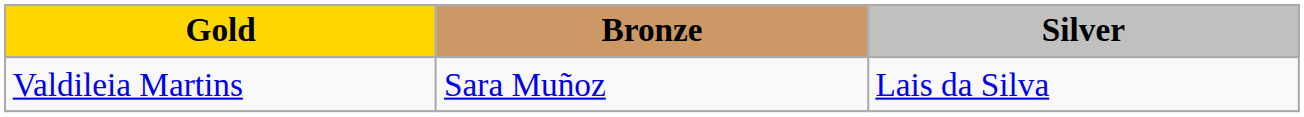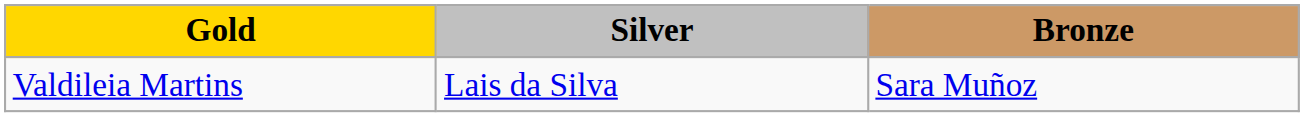columns swapped: (1083, 30) <-> (652, 30)
